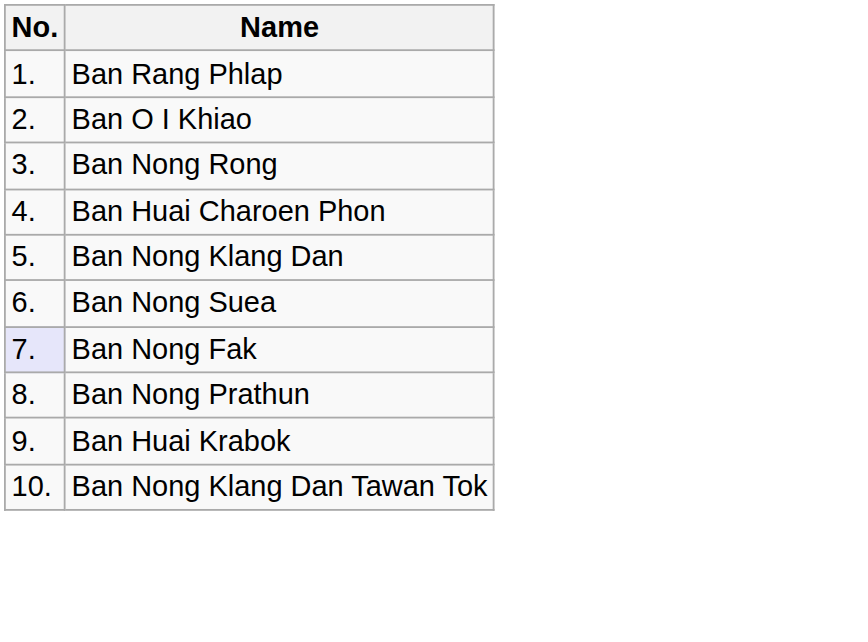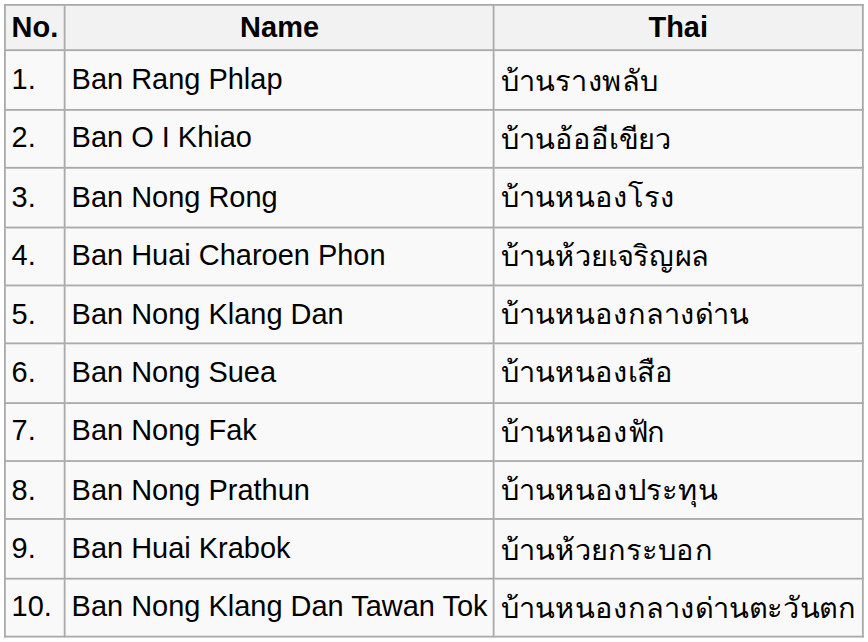+ column: (678, 27)
(24, 348) lavender background -> (24, 431) no background
